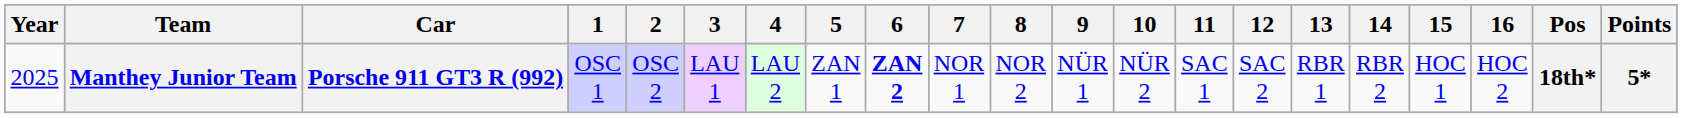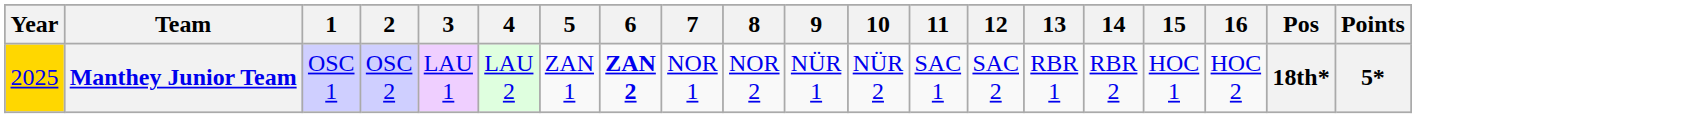- column: (436, 23)
(34, 77) no background -> (34, 77) gold background
